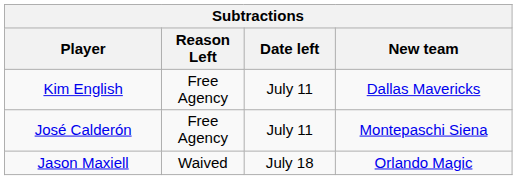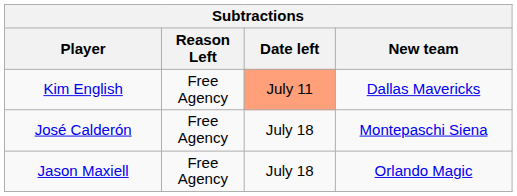(290, 89) no background -> (290, 89) lightsalmon background
(290, 130) July 11 -> (290, 130) July 18
(203, 162) Waived -> (203, 171) Free Agency
